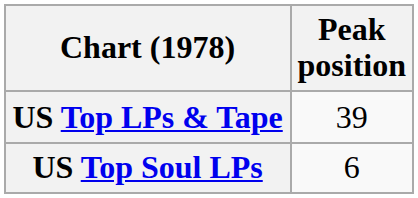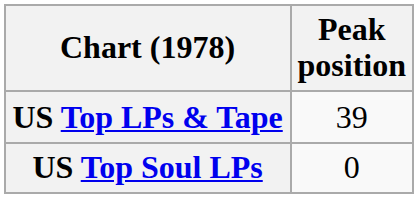(352, 167) 6 -> (352, 167) 0
